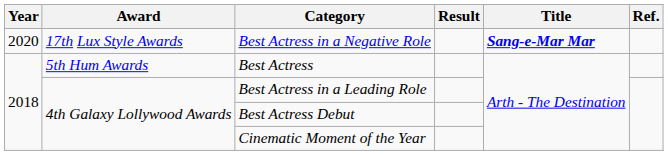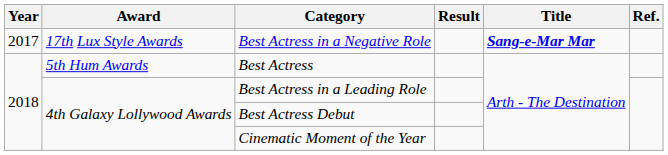(23, 41) 2020 -> (23, 41) 2017
